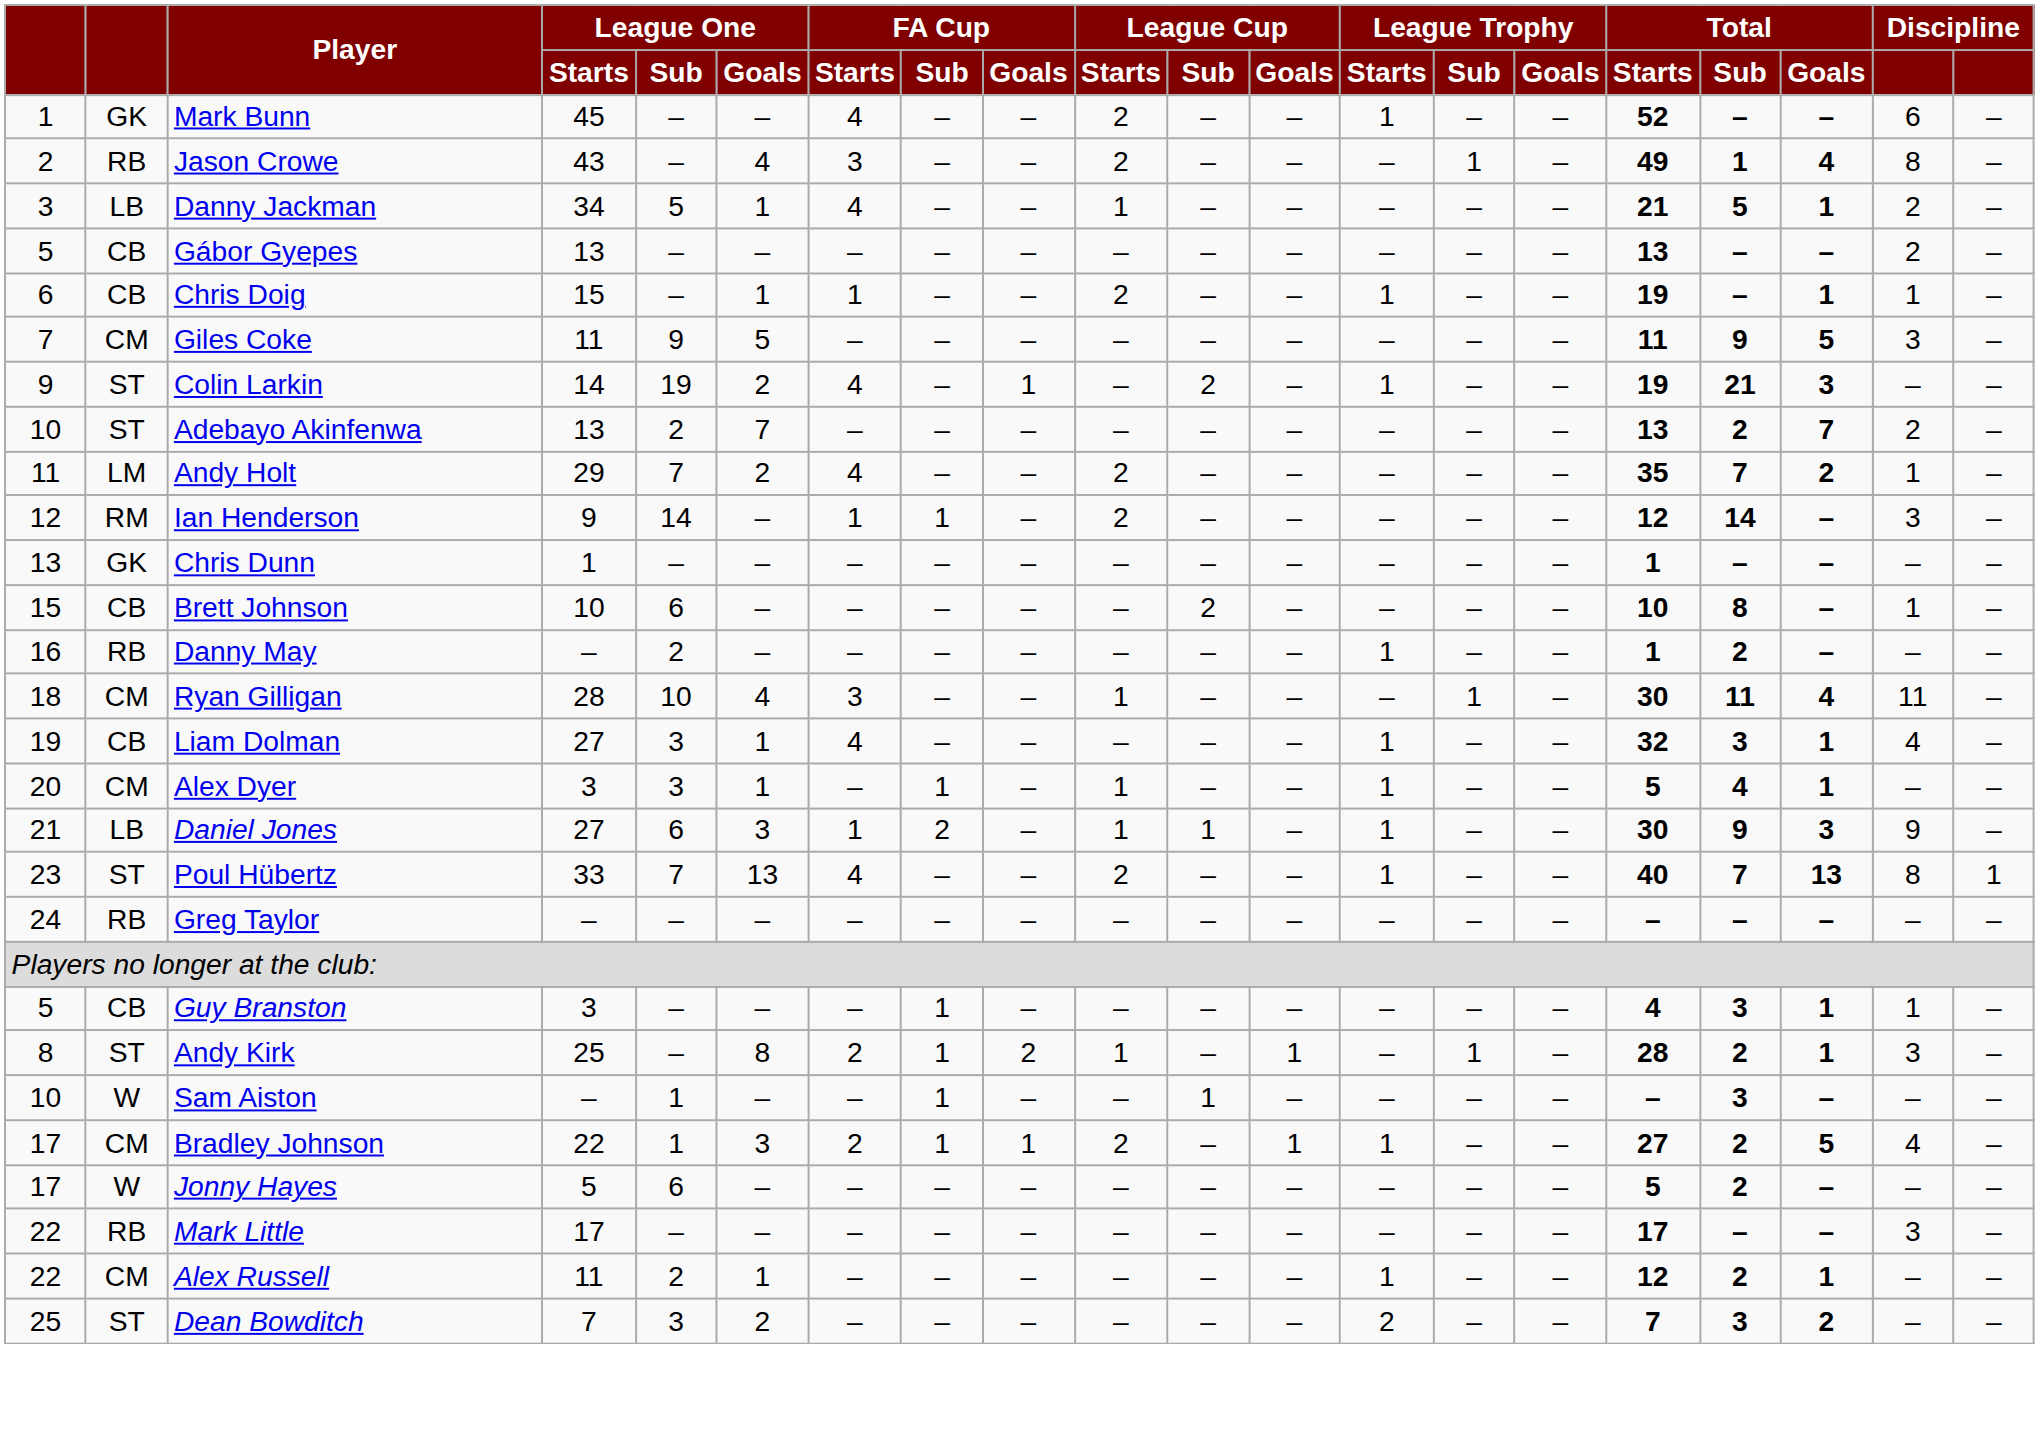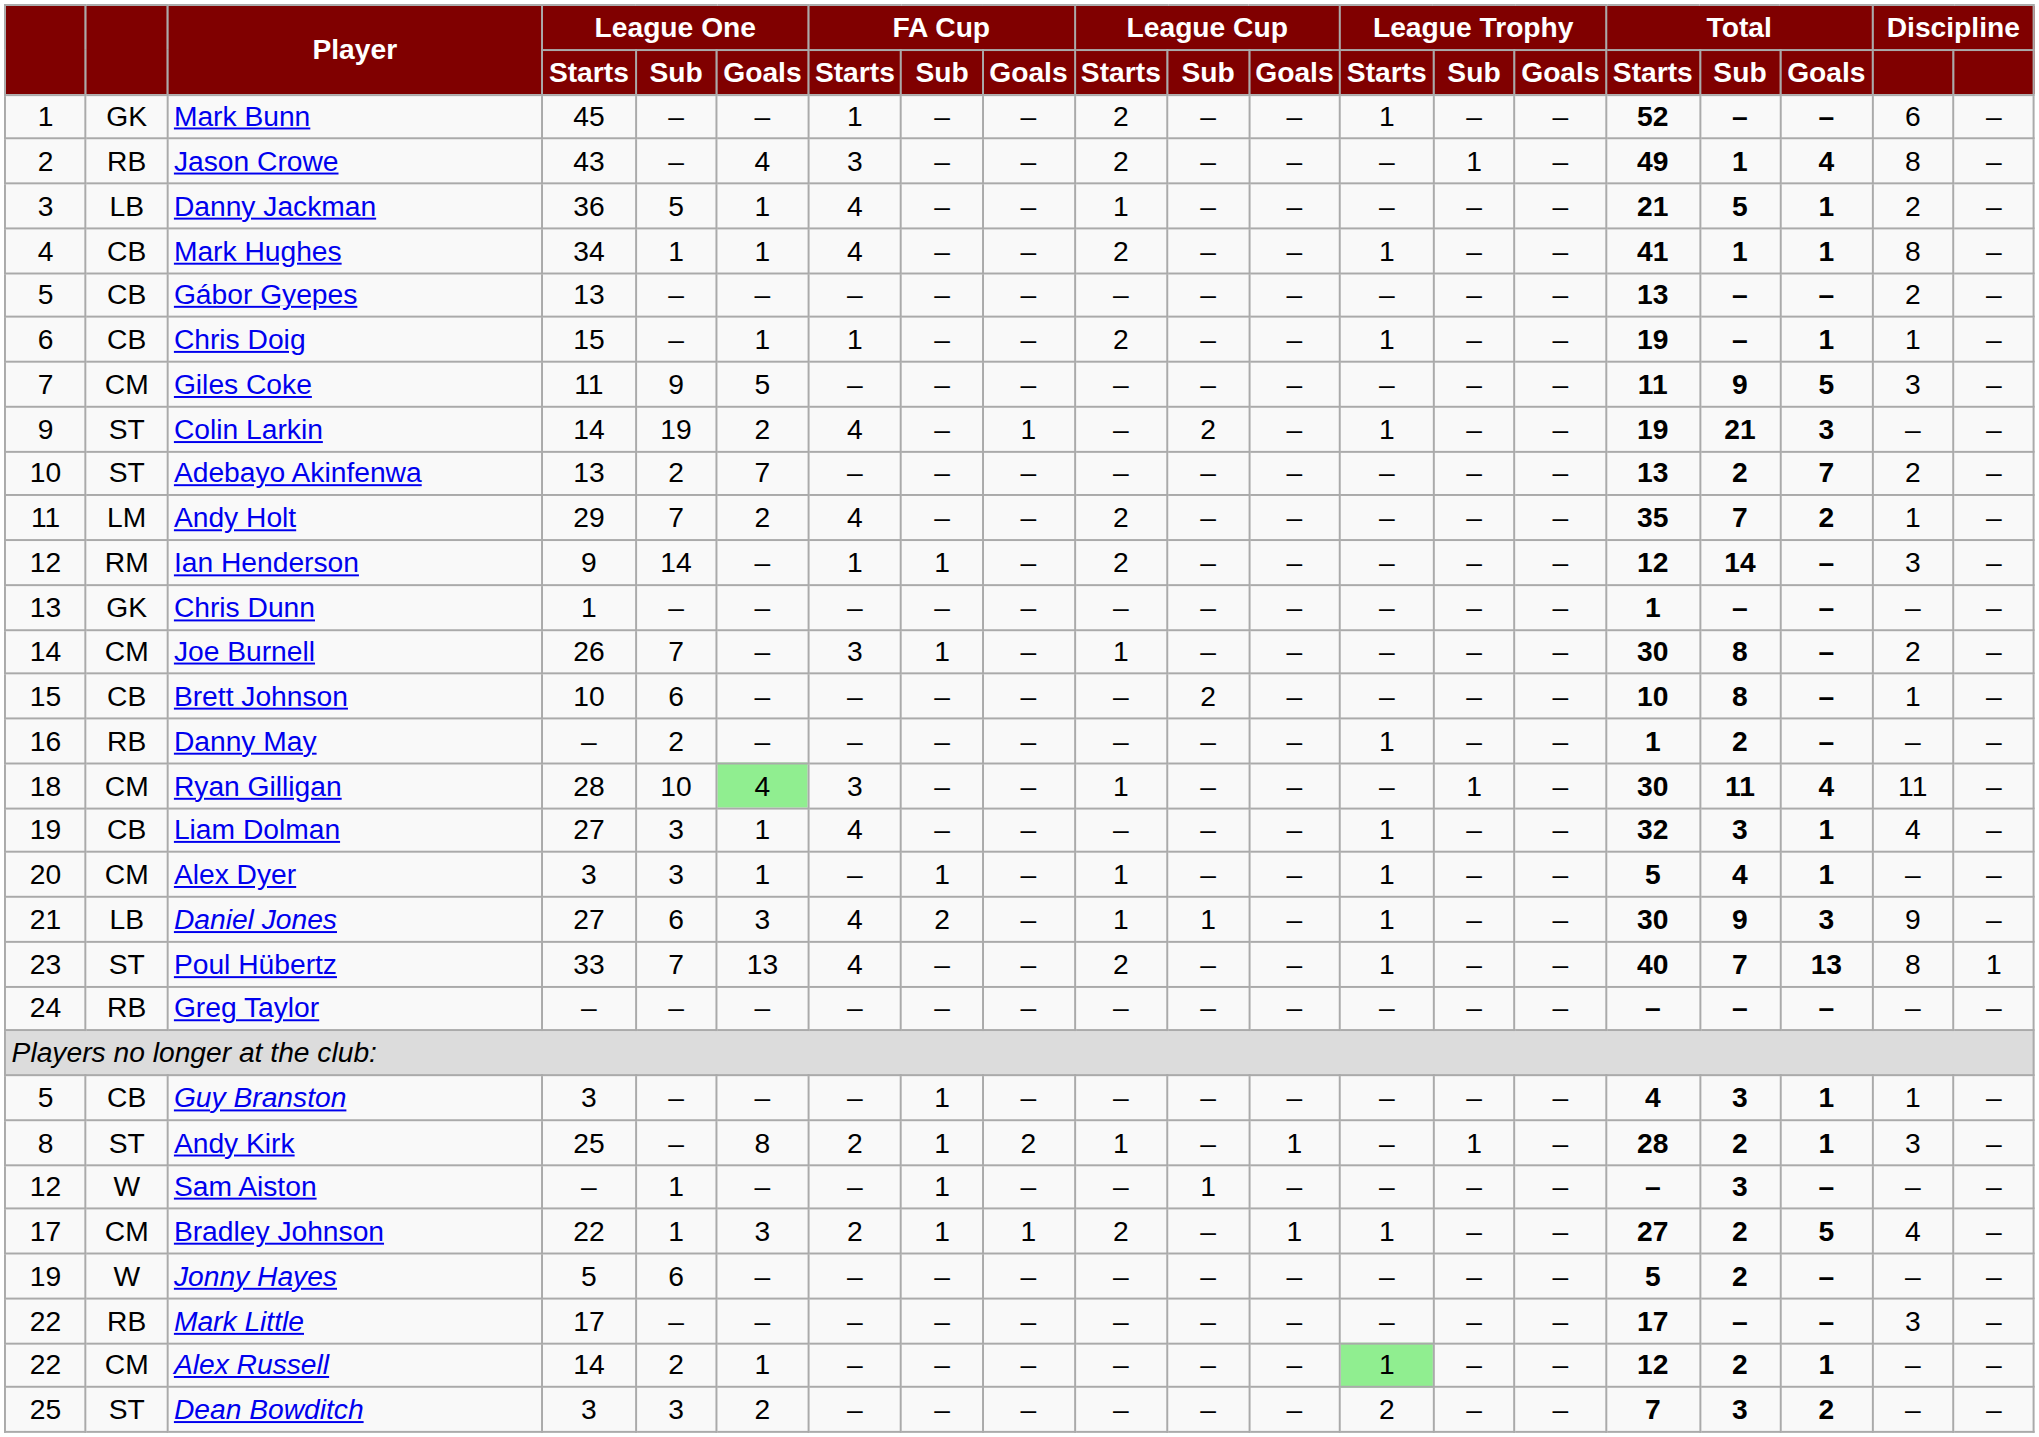(855, 117) 4 -> (855, 117) 1
(589, 206) 34 -> (589, 206) 36
+ row: (258, 251)
+ row: (244, 652)
(762, 697) no background -> (762, 786) lightgreen background
(855, 830) 1 -> (855, 919) 4
(46, 1098) 10 -> (46, 1187) 12
(46, 1187) 17 -> (46, 1276) 19
(589, 1276) 11 -> (589, 1365) 14
(1387, 1276) no background -> (1387, 1365) lightgreen background
(589, 1321) 7 -> (589, 1410) 3
